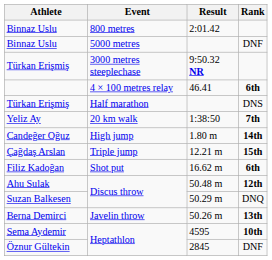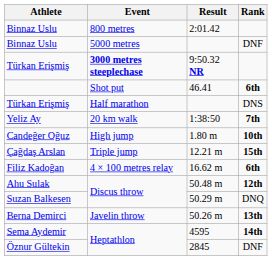(115, 66) normal -> (116, 66) bold
(132, 87) 4 × 100 metres relay -> (107, 87) Shot put
(253, 135) 14th -> (253, 135) 10th
(107, 167) Shot put -> (132, 167) 4 × 100 metres relay
(253, 231) 10th -> (253, 231) 14th
